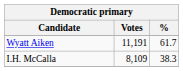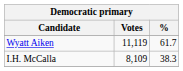(135, 43) 11,191 -> (135, 43) 11,119
